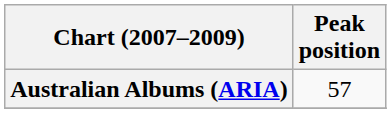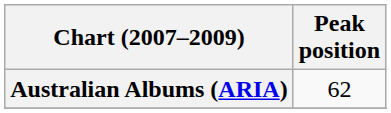(339, 88) 57 -> (339, 88) 62
